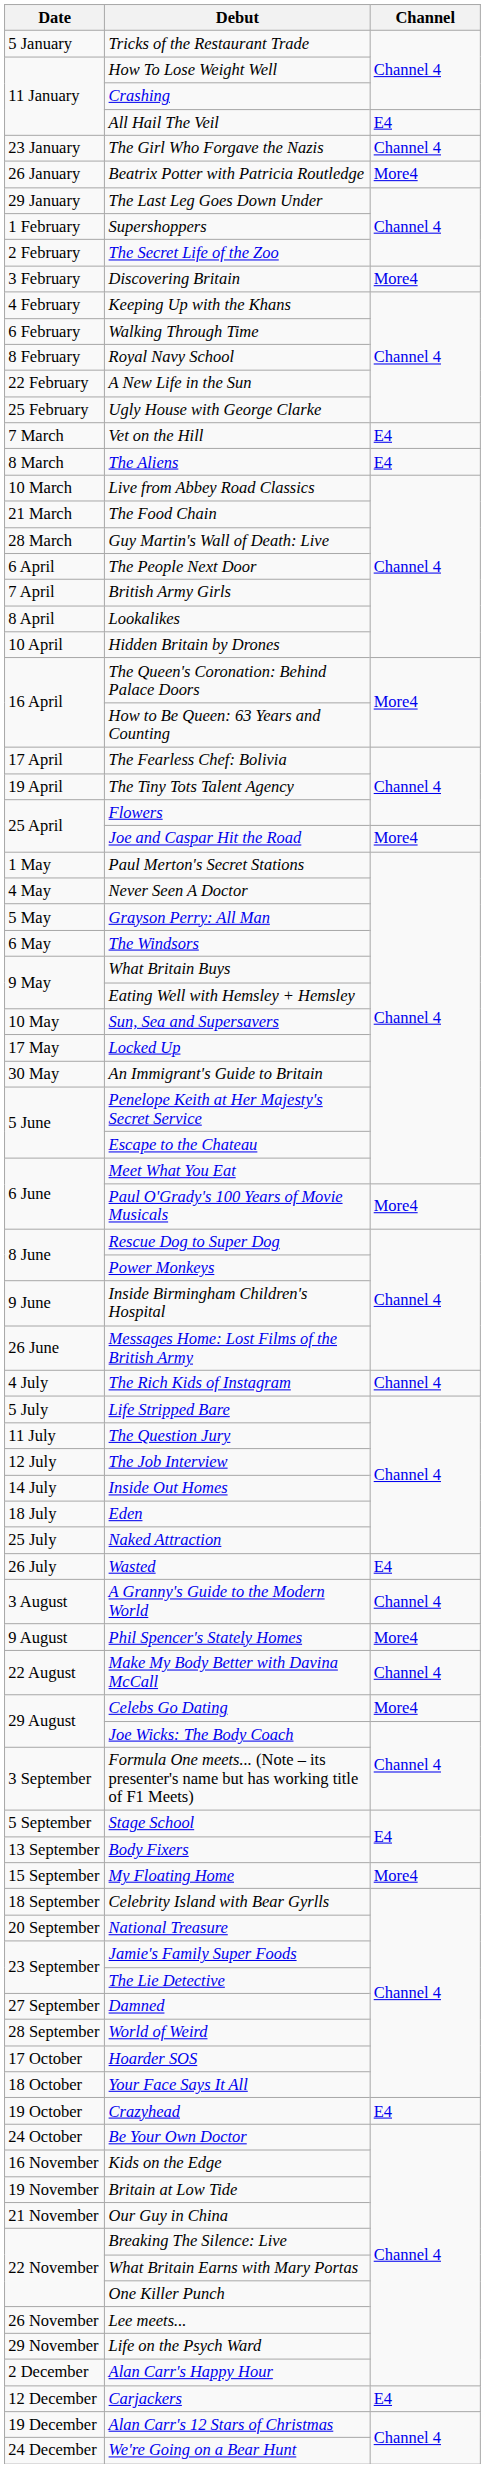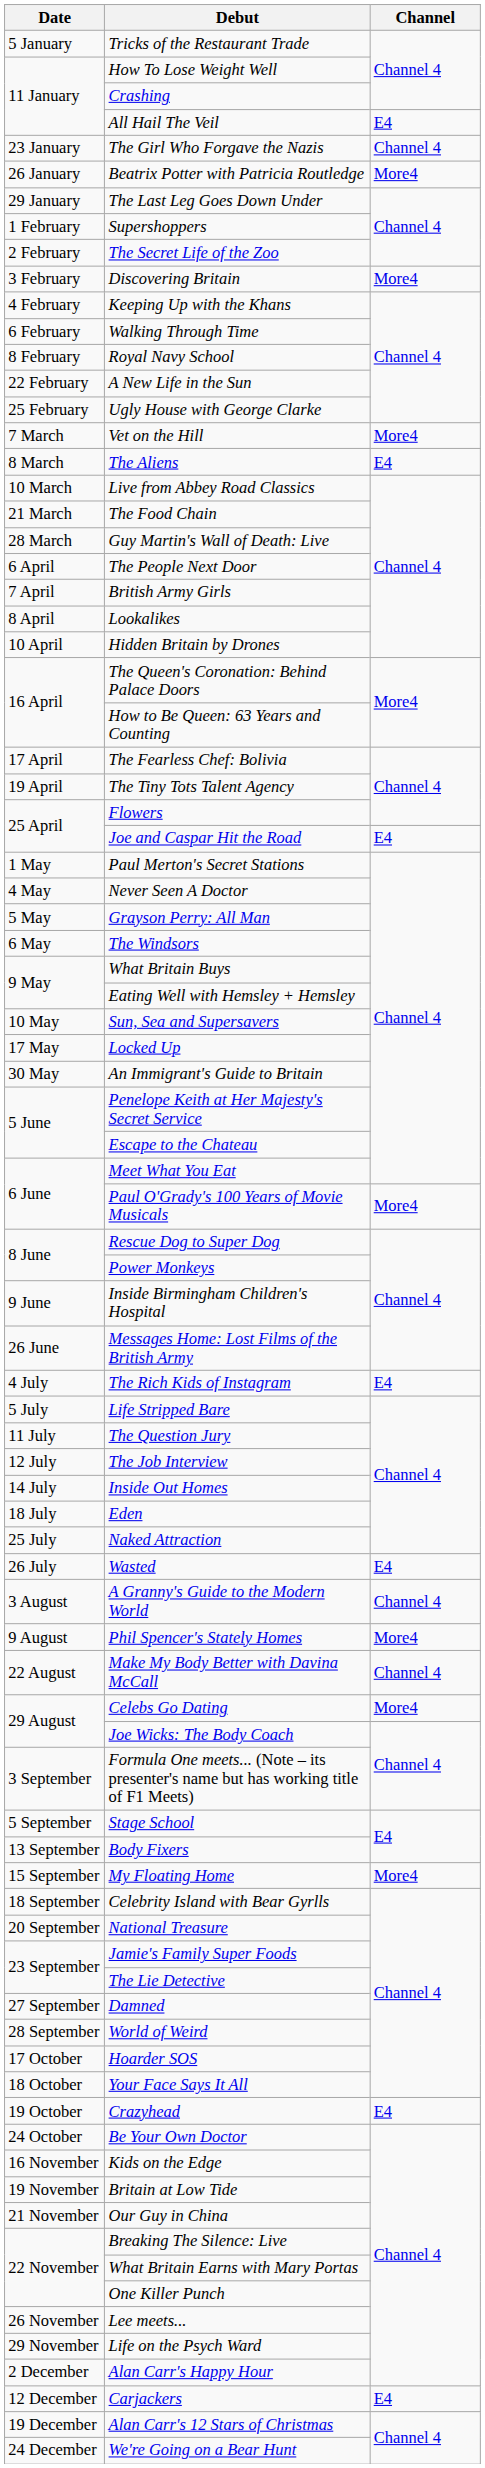(383, 435) E4 -> (396, 435) More4
(396, 838) More4 -> (383, 838) E4
(407, 1383) Channel 4 -> (383, 1383) E4
